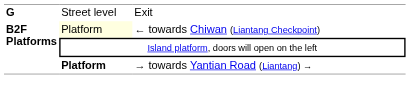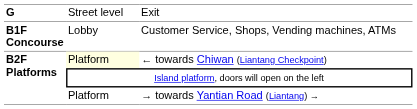+ row: (269, 30)
(84, 65) bold -> (88, 95) normal
